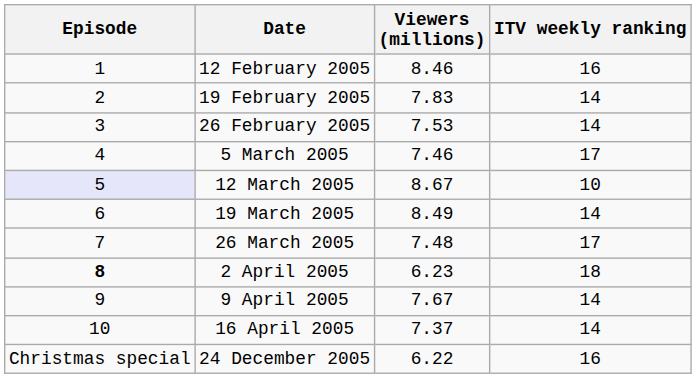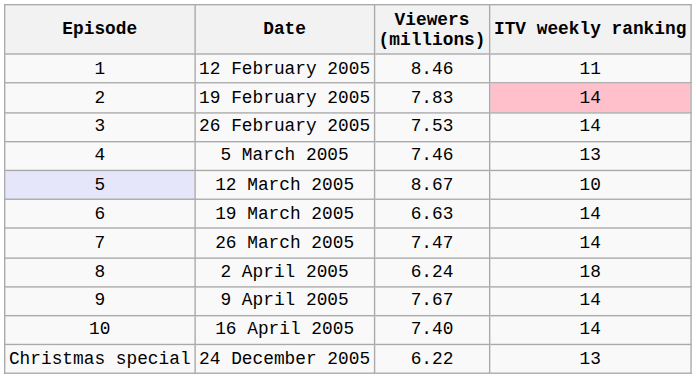(590, 69) 16 -> (590, 69) 11
(590, 98) no background -> (590, 98) pink background
(590, 156) 17 -> (590, 156) 13
(432, 214) 8.49 -> (432, 214) 6.63
(432, 243) 7.48 -> (432, 243) 7.47
(590, 243) 17 -> (590, 243) 14
(100, 272) bold -> (100, 272) normal
(432, 272) 6.23 -> (432, 272) 6.24
(432, 330) 7.37 -> (432, 330) 7.40
(590, 359) 16 -> (590, 359) 13
